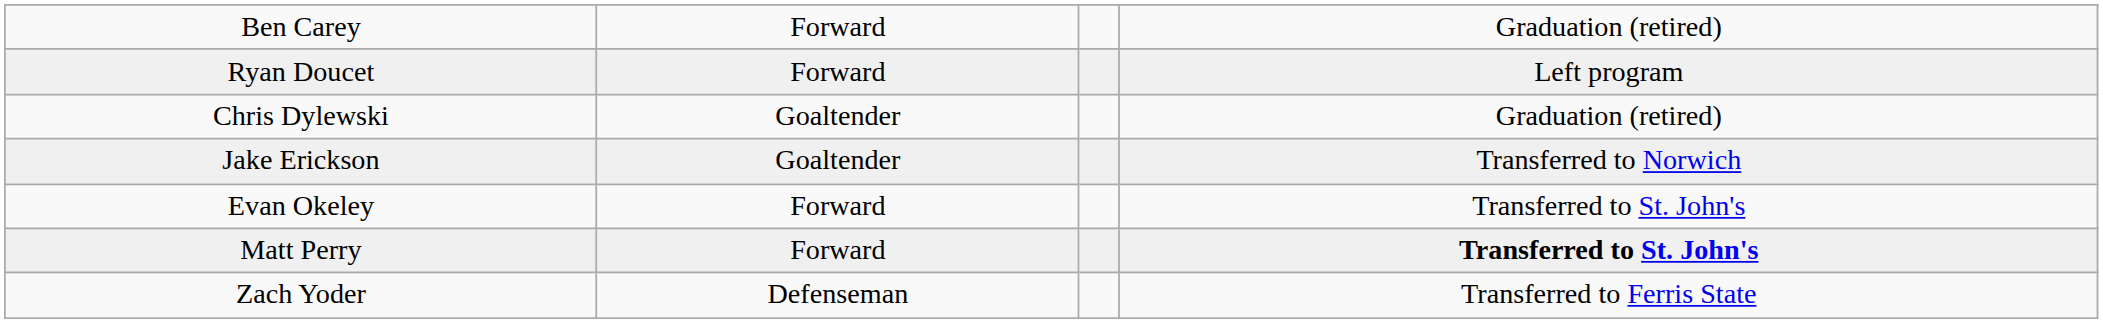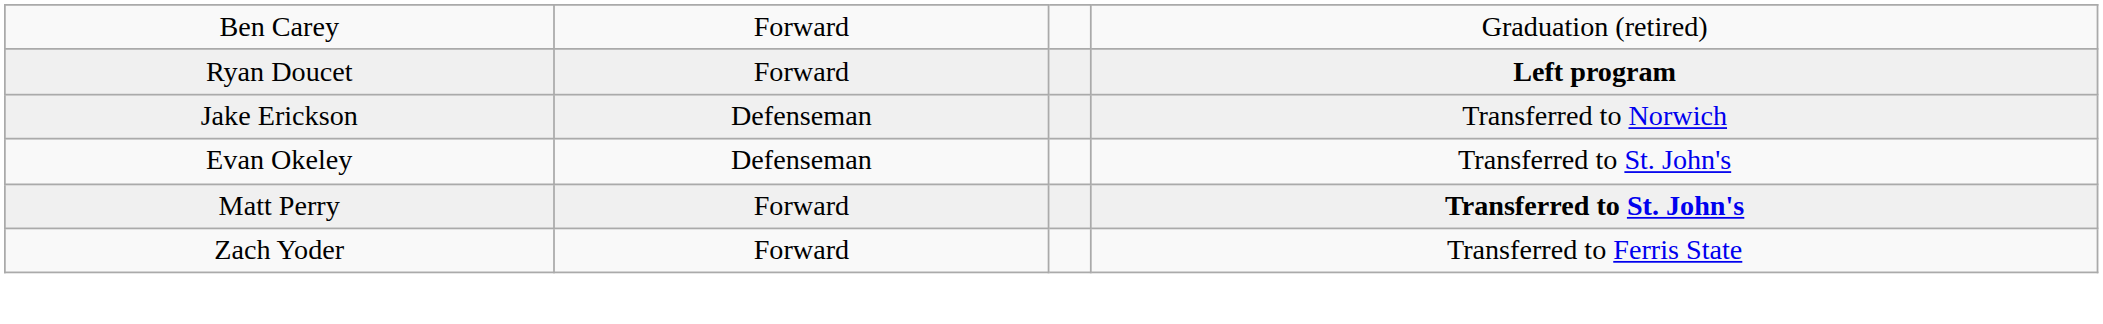(1609, 71) normal -> (1595, 71) bold
- row: (301, 116)
(838, 160) Goaltender -> (801, 116) Defenseman
(838, 205) Forward -> (801, 160) Defenseman
(838, 294) Defenseman -> (801, 250) Forward
